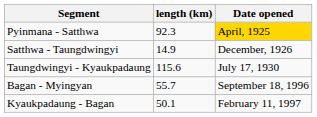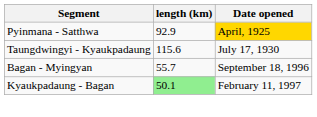(166, 31) 92.3 -> (166, 31) 92.9
- row: (63, 49)
(166, 103) no background -> (166, 85) lightgreen background
